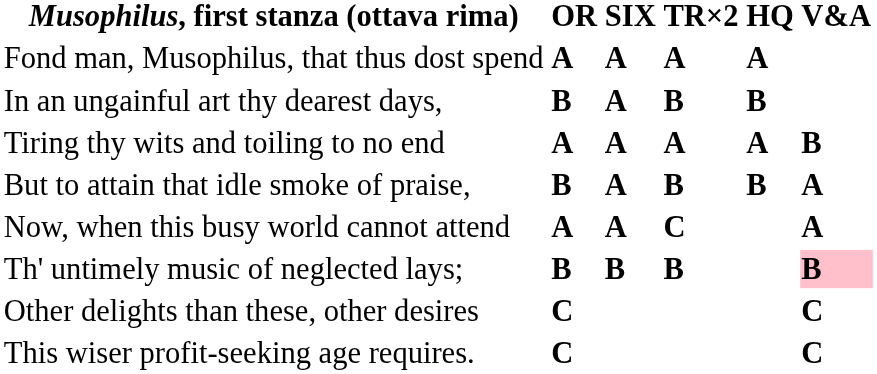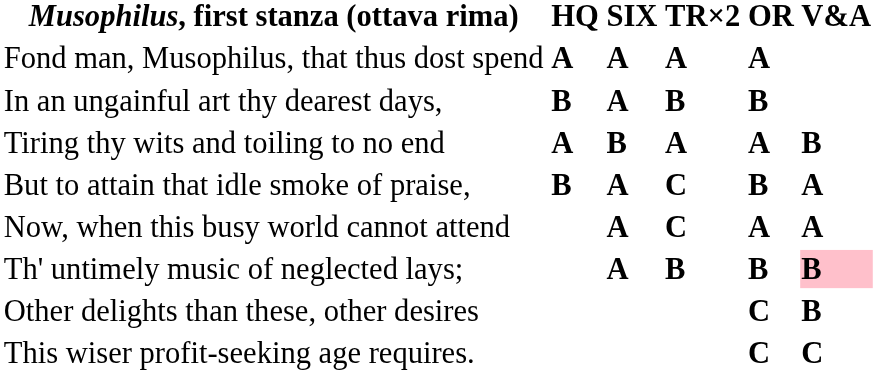columns swapped: (574, 16) <-> (770, 16)
(616, 142) A -> (617, 142) B
(674, 184) B -> (676, 184) C
(615, 268) B -> (618, 268) A
(812, 310) C -> (812, 310) B
